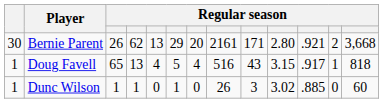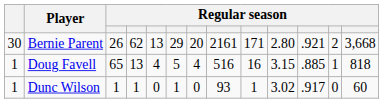(254, 65) 43 -> (254, 65) 16
(313, 65) .917 -> (313, 65) .885
(224, 87) 26 -> (224, 87) 93
(254, 87) 3 -> (254, 87) 1
(313, 87) .885 -> (313, 87) .917
